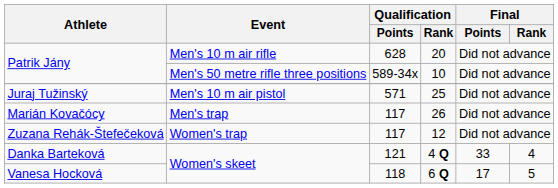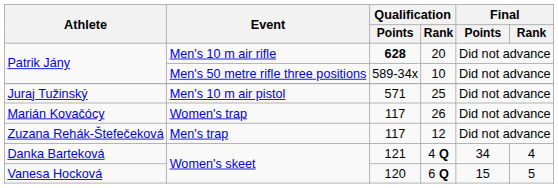(395, 54) normal -> (395, 54) bold
(199, 114) Men's trap -> (208, 114) Women's trap
(208, 134) Women's trap -> (199, 134) Men's trap
(483, 154) 33 -> (483, 154) 34
(395, 174) 118 -> (395, 174) 120
(483, 174) 17 -> (483, 174) 15
